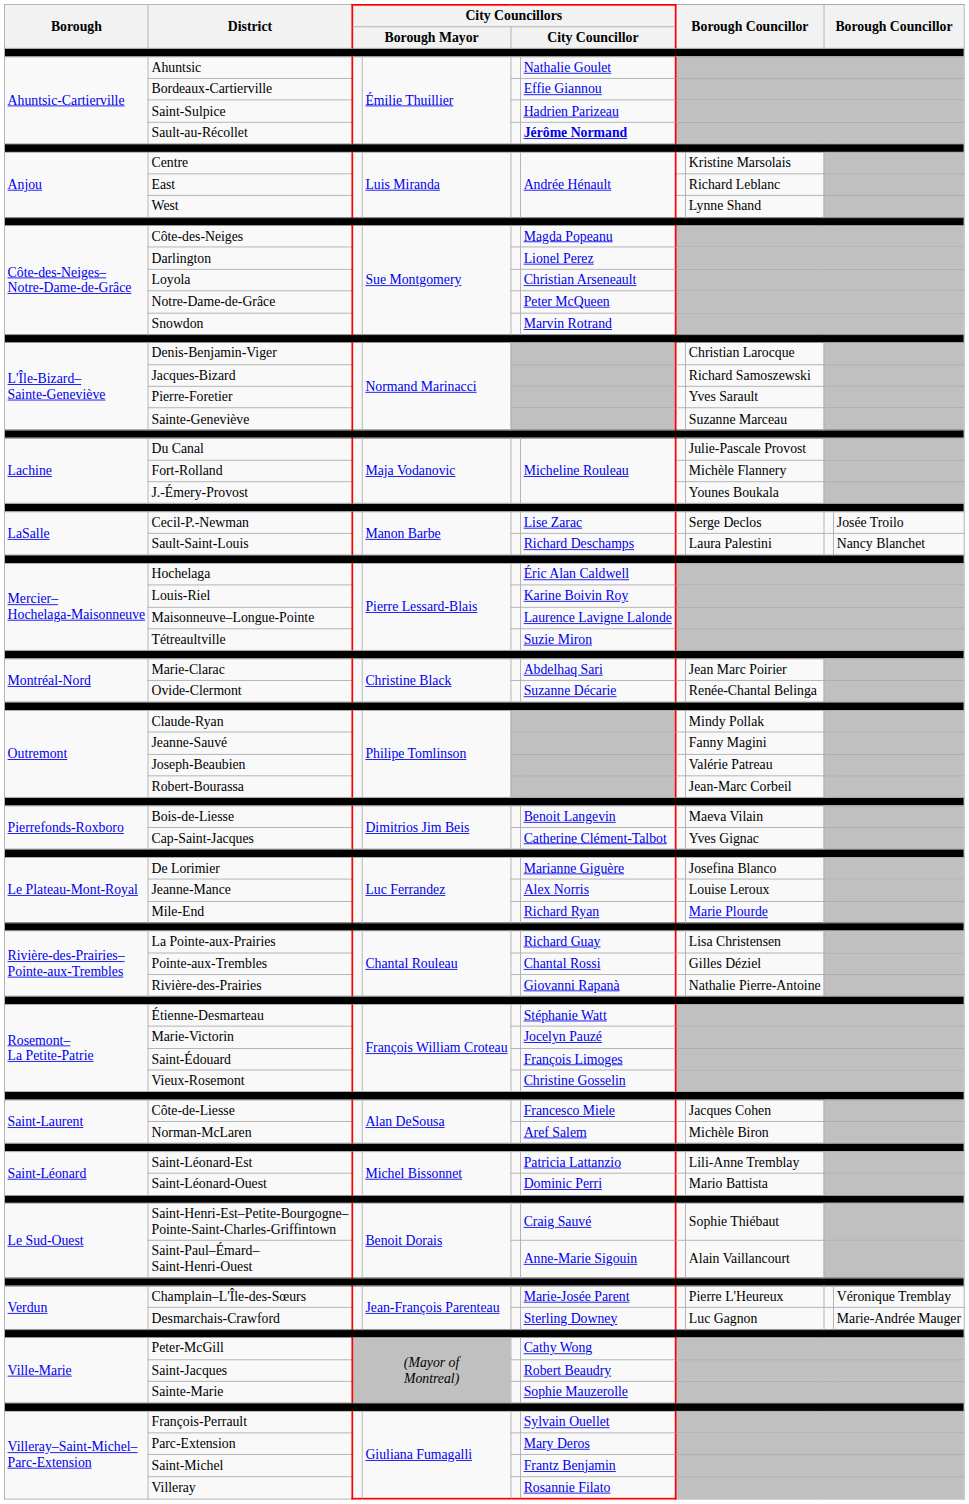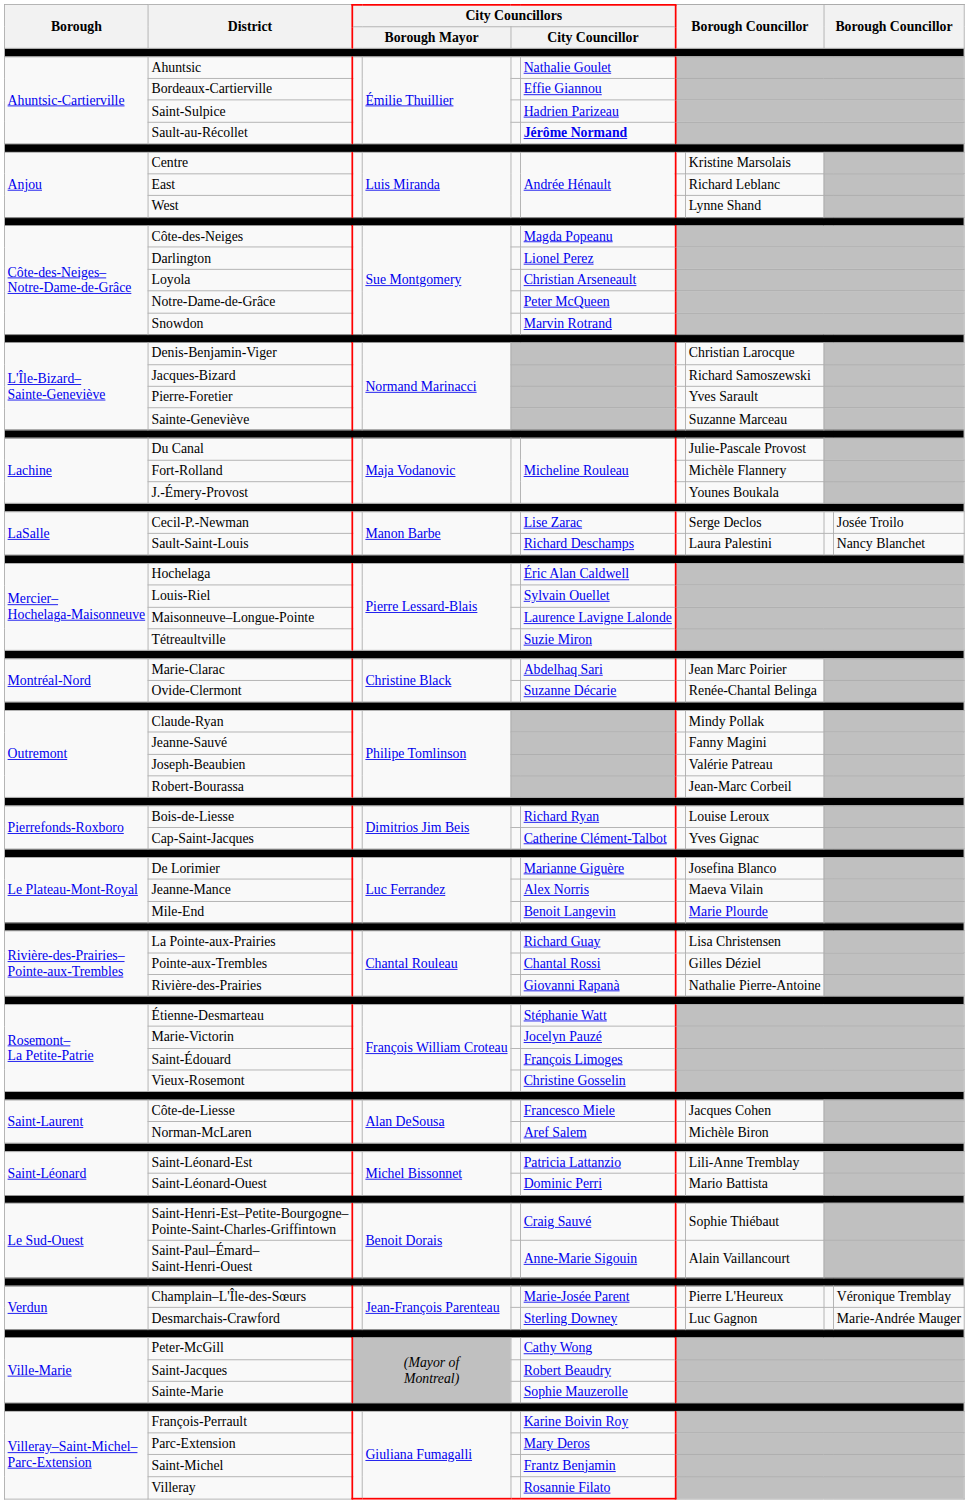(576, 596) Karine Boivin Roy -> (567, 596) Sylvain Ouellet
(570, 816) Benoit Langevin -> (561, 816) Richard Ryan
(726, 816) Maeva Vilain -> (729, 816) Louise Leroux
(729, 890) Louise Leroux -> (726, 890) Maeva Vilain
(561, 911) Richard Ryan -> (570, 911) Benoit Langevin
(567, 1422) Sylvain Ouellet -> (576, 1422) Karine Boivin Roy
